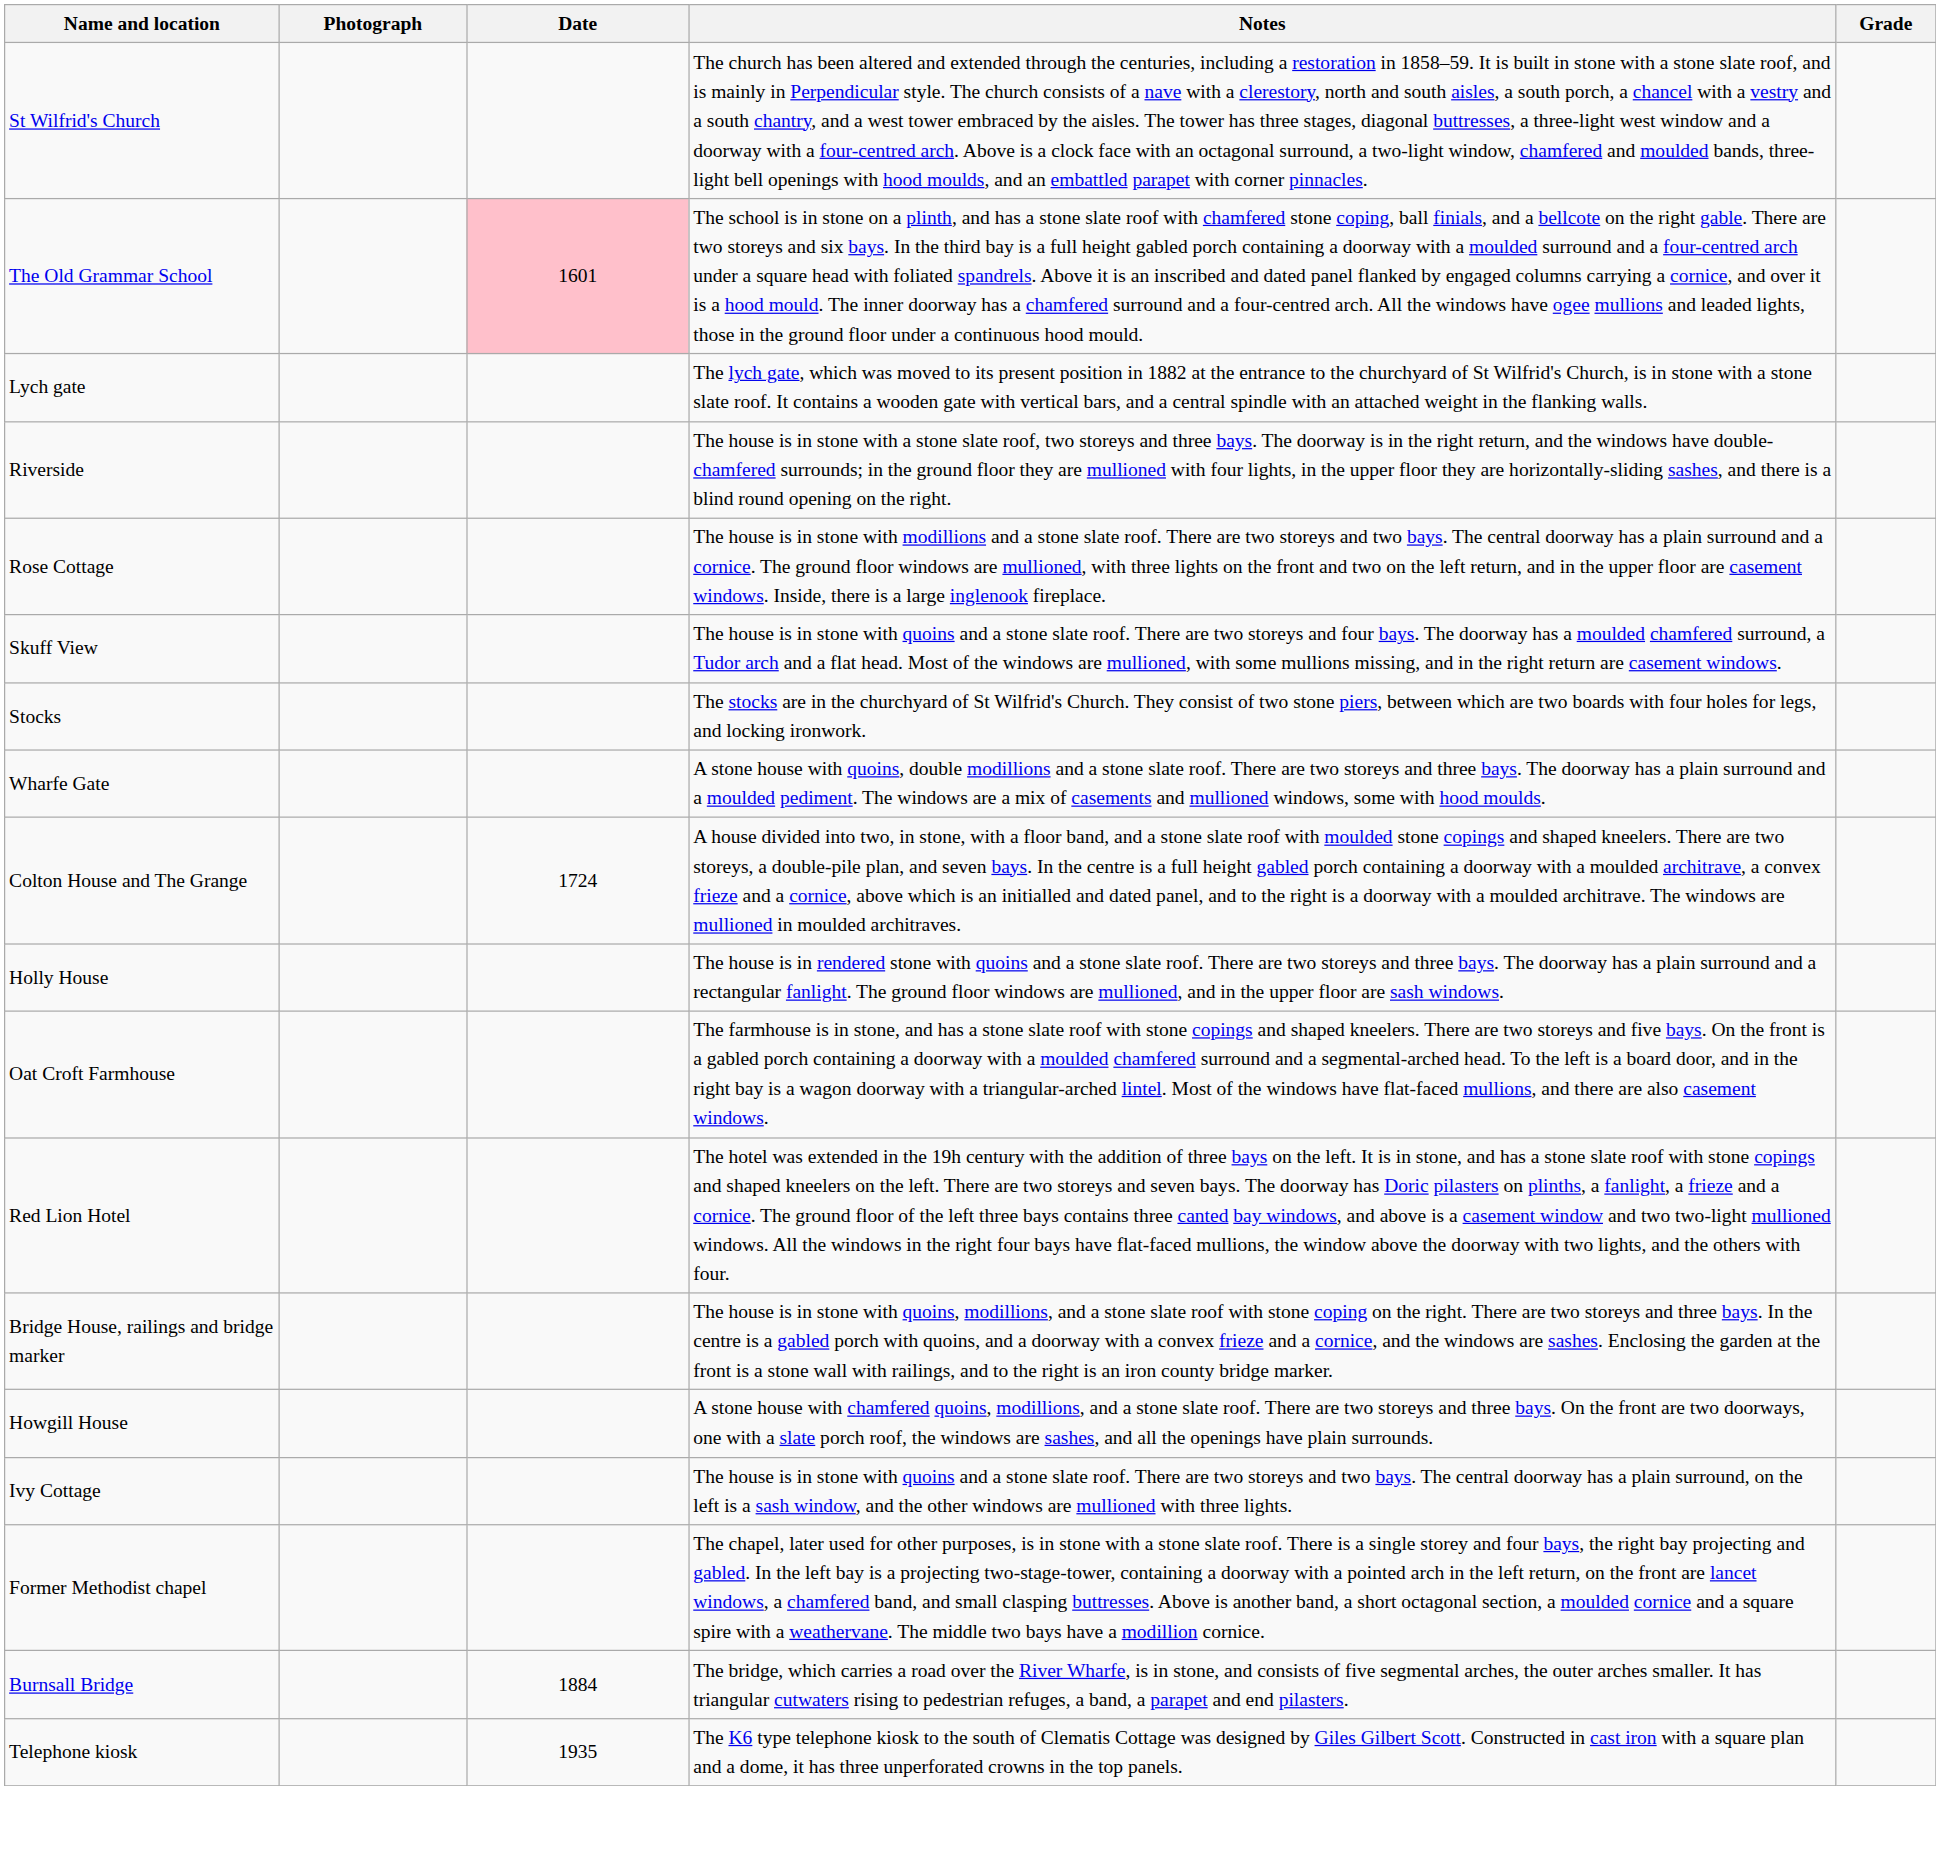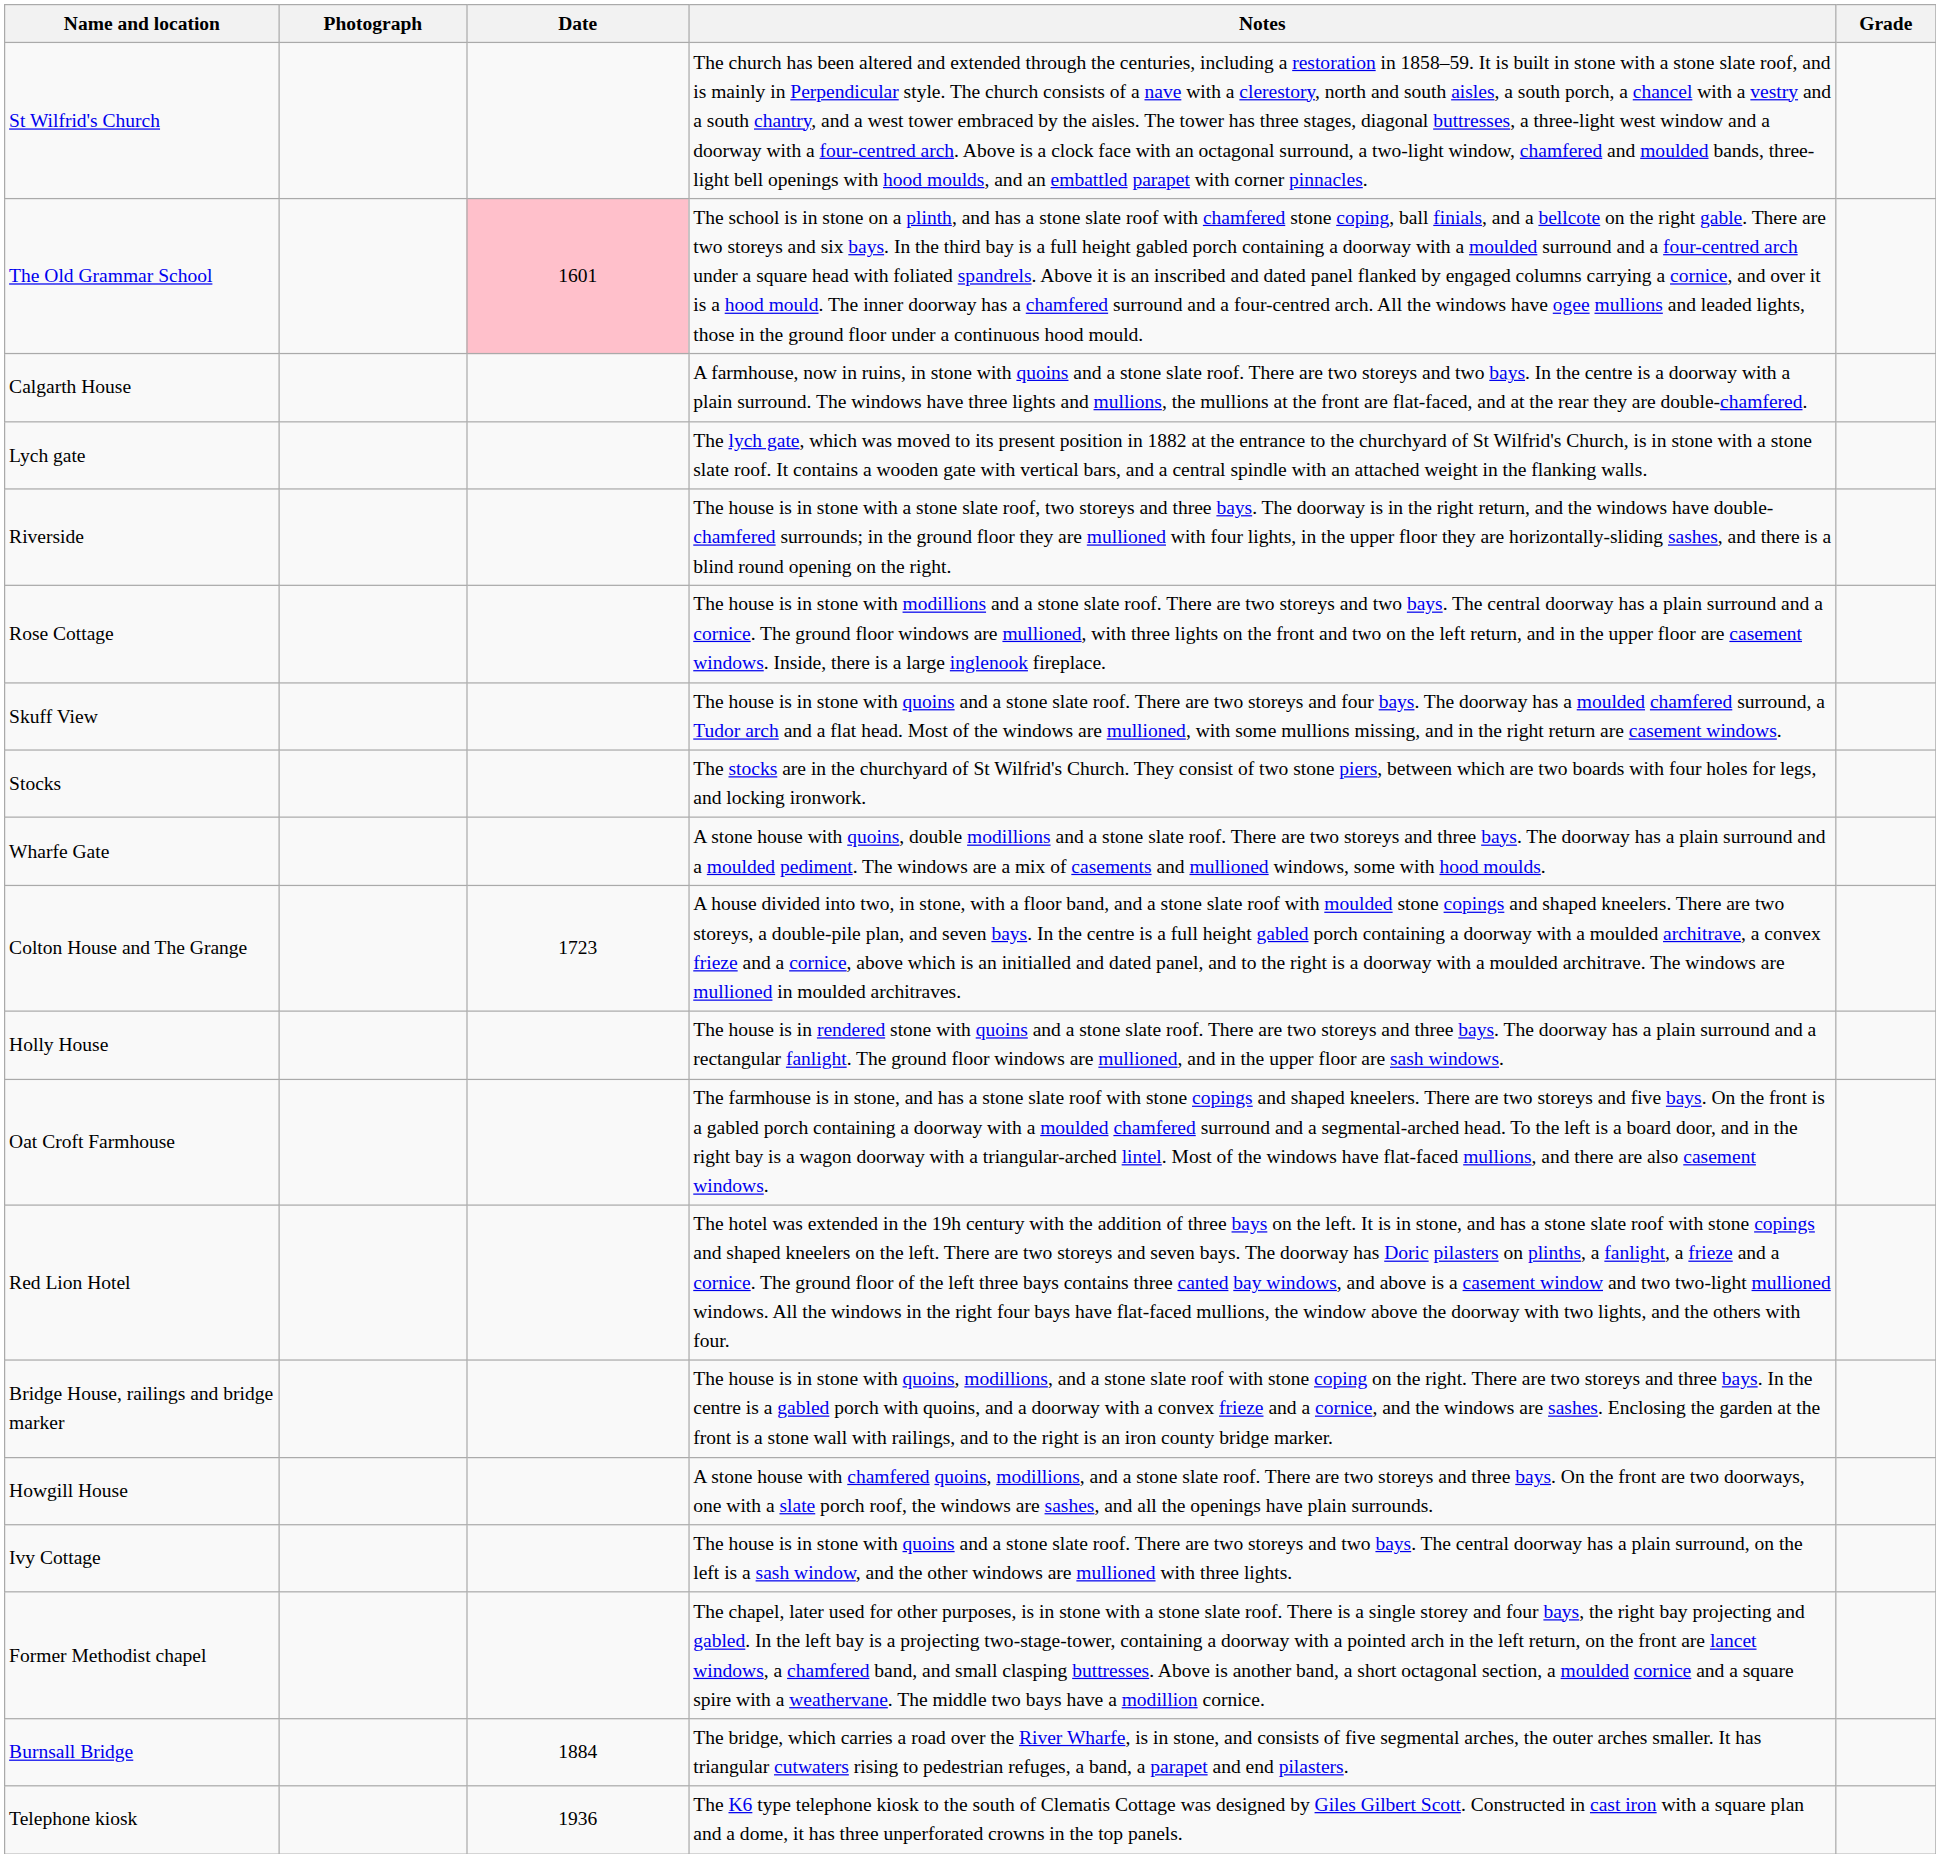+ row: (70, 387)
(578, 880) 1724 -> (578, 948) 1723
(578, 1752) 1935 -> (578, 1819) 1936
